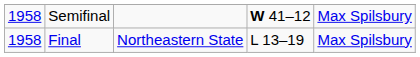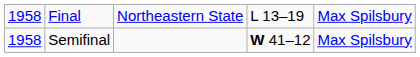rows swapped: (79, 16) <-> (65, 40)
